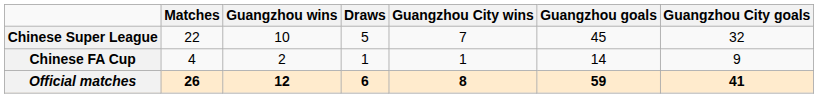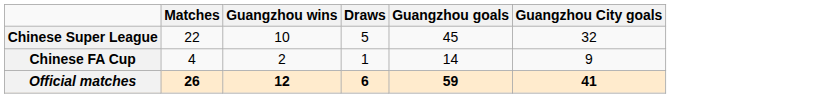- column: (463, 15)
